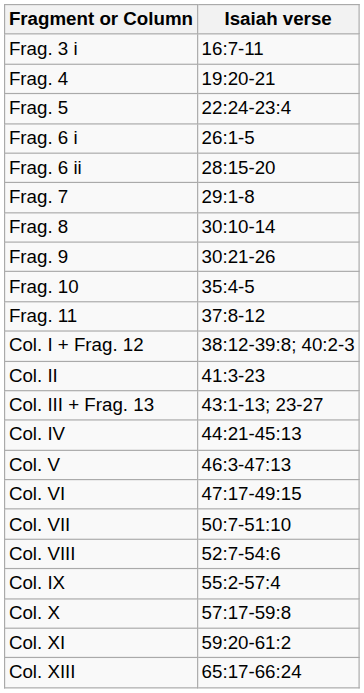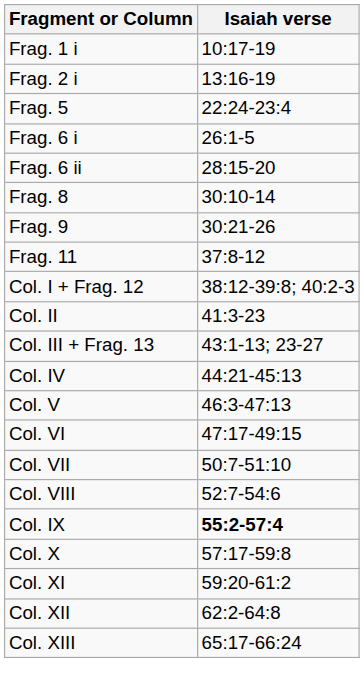+ row: (43, 49)
+ row: (43, 78)
- row: (43, 49)
- row: (39, 78)
- row: (39, 197)
- row: (44, 286)
(241, 583) normal -> (242, 524) bold
+ row: (40, 613)
